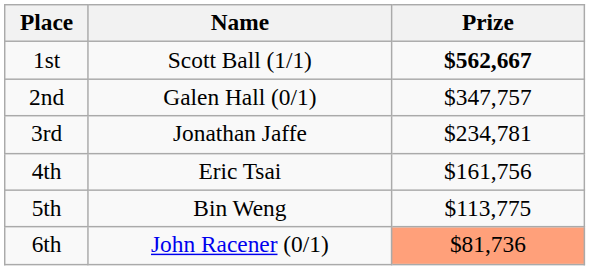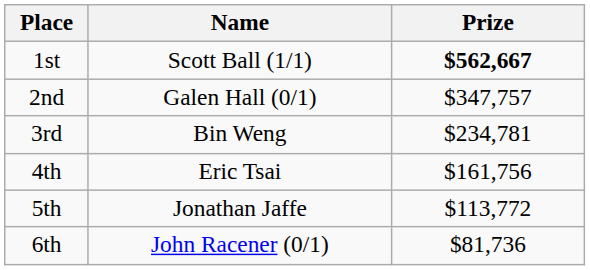(240, 134) Jonathan Jaffe -> (240, 134) Bin Weng
(240, 208) Bin Weng -> (240, 208) Jonathan Jaffe
(488, 208) $113,775 -> (488, 208) $113,772
(488, 245) lightsalmon background -> (488, 245) no background
